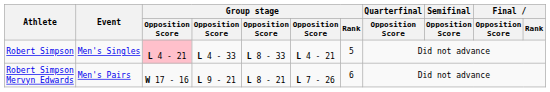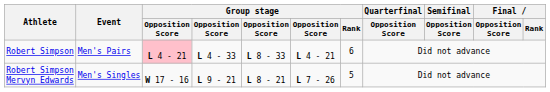(109, 52) Men's Singles -> (104, 52) Men's Pairs
(351, 52) 5 -> (351, 52) 6
(104, 76) Men's Pairs -> (109, 76) Men's Singles
(351, 76) 6 -> (351, 76) 5
